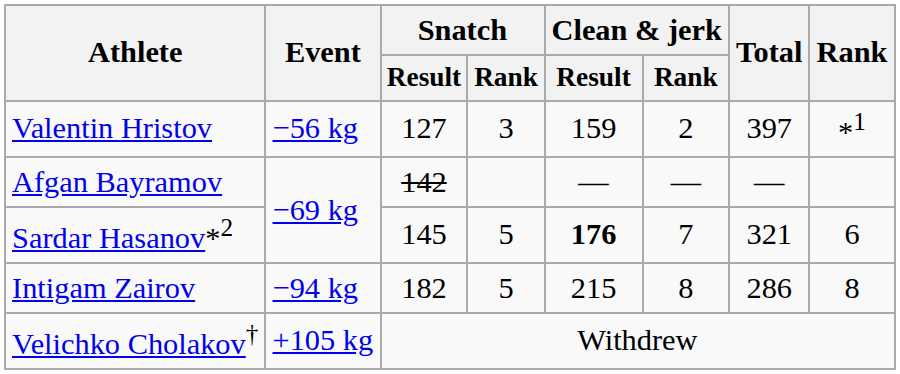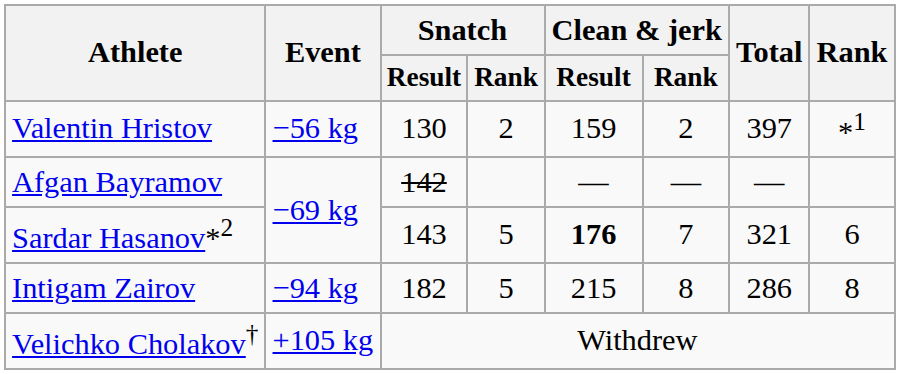(424, 127) 127 -> (424, 127) 130
(506, 127) 3 -> (506, 127) 2
(424, 234) 145 -> (424, 234) 143
